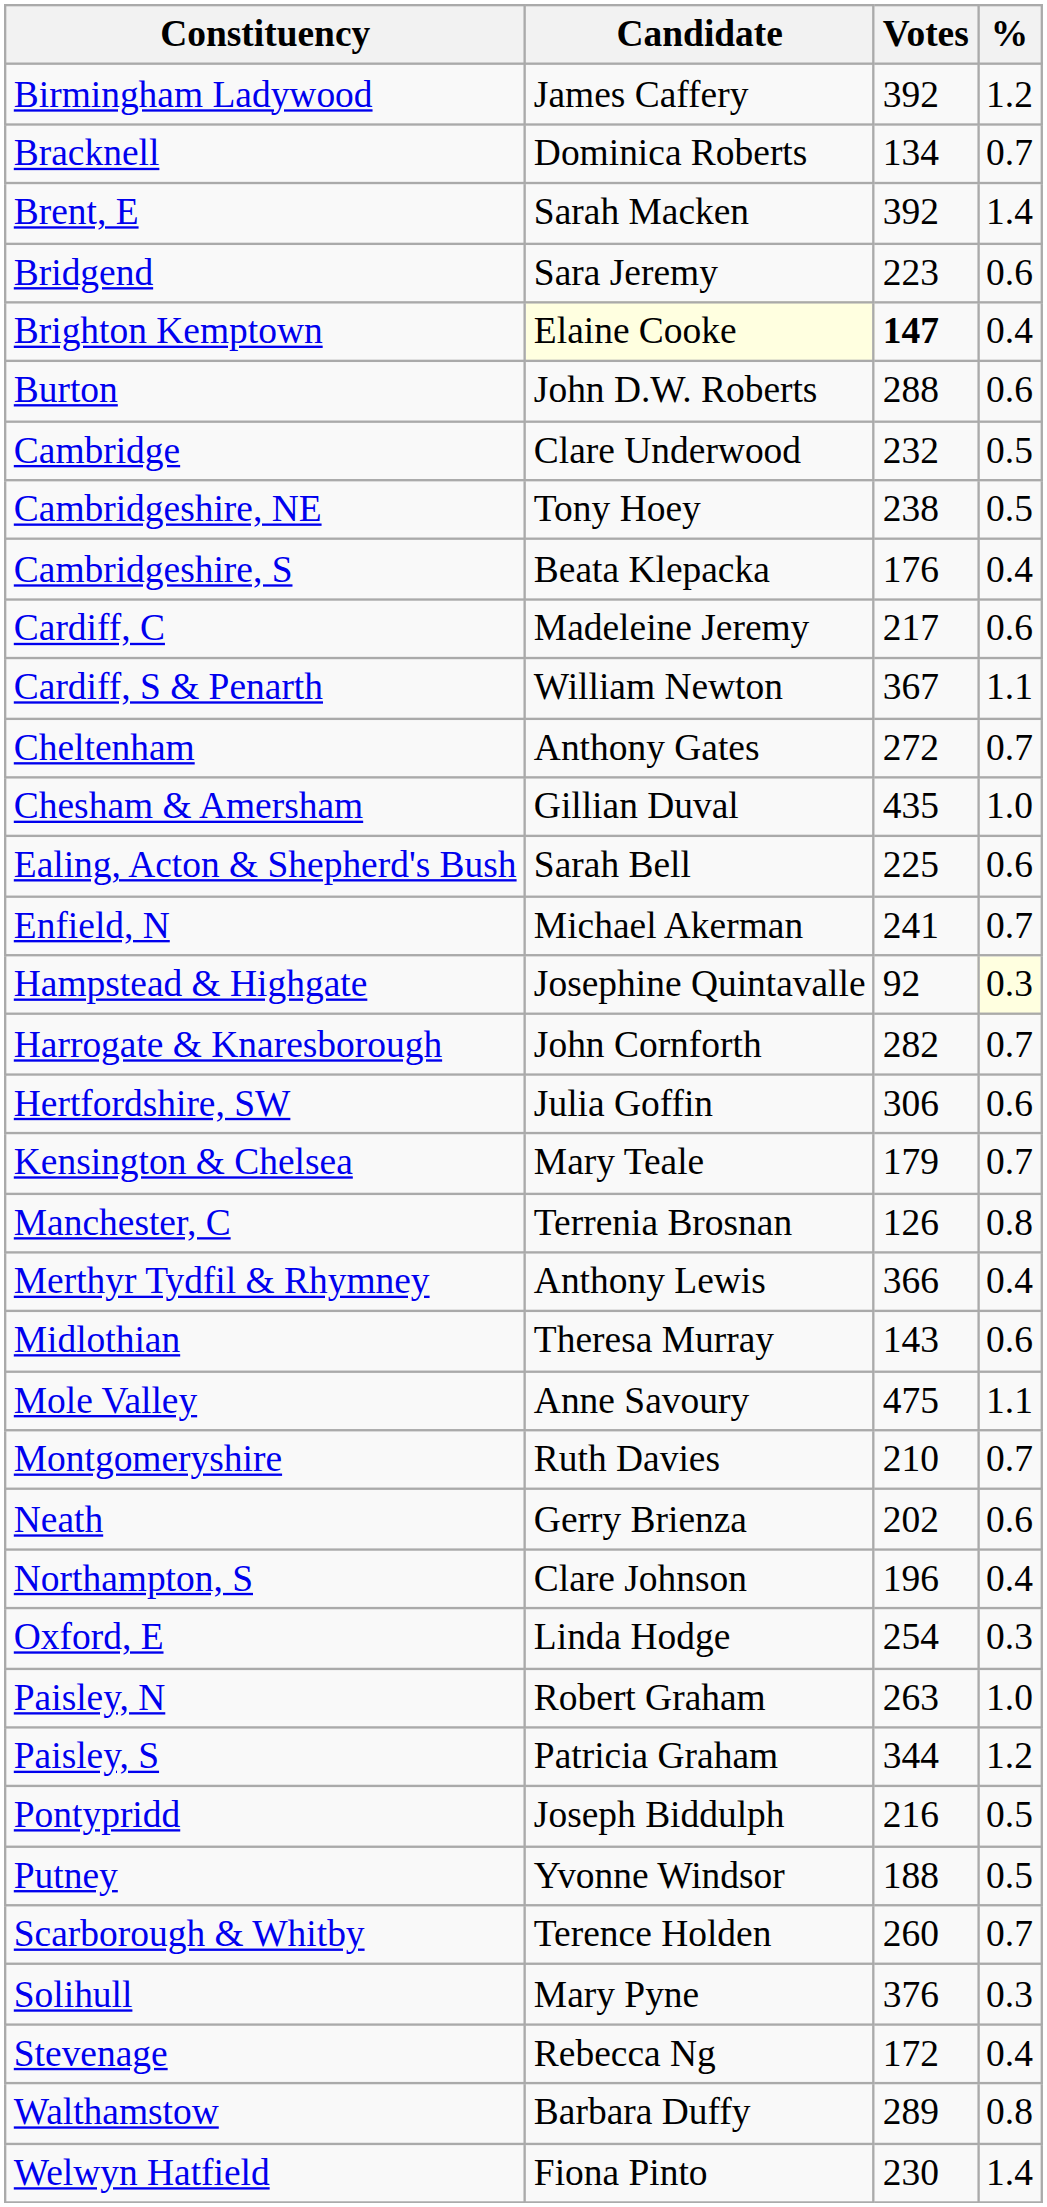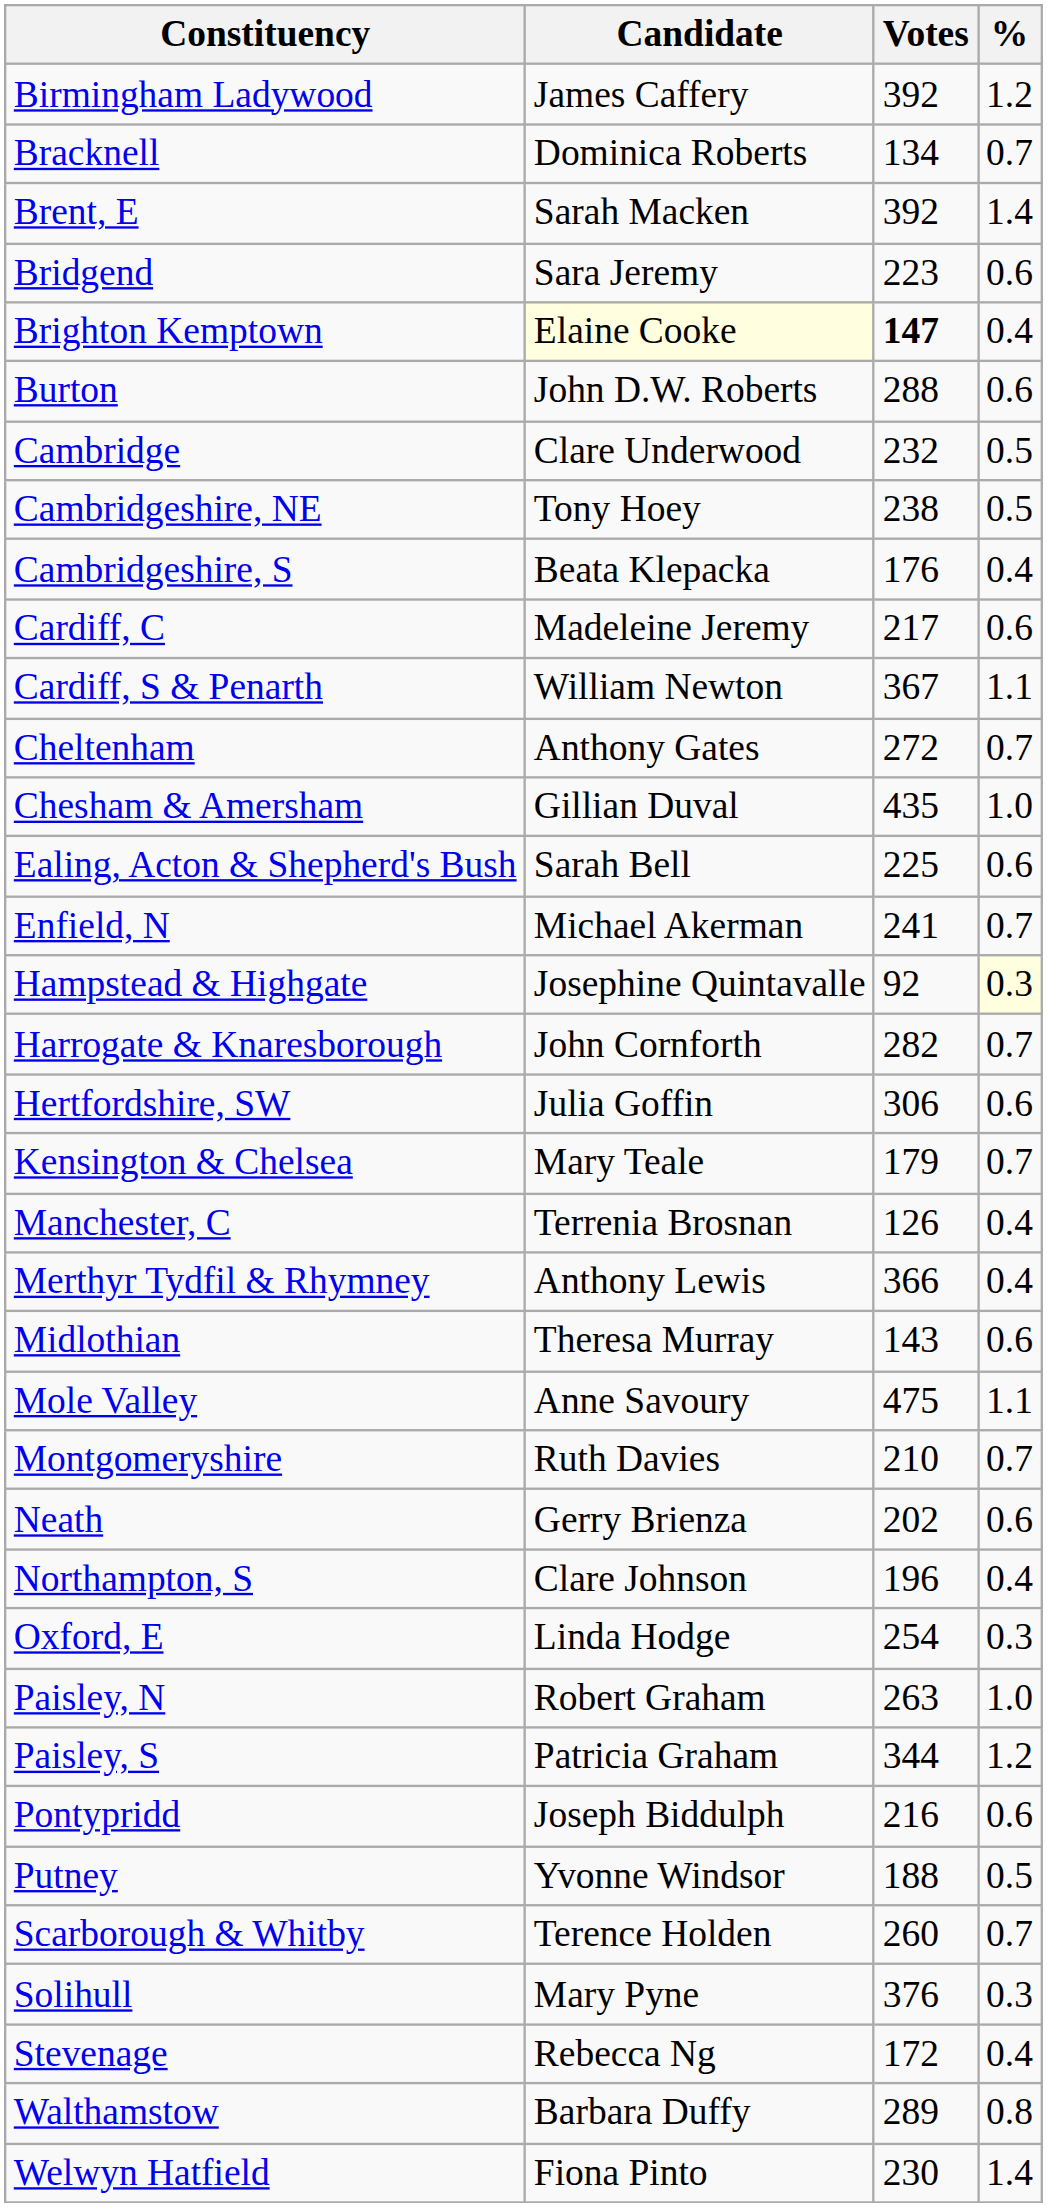(1009, 1221) 0.8 -> (1009, 1221) 0.4
(1009, 1815) 0.5 -> (1009, 1815) 0.6
